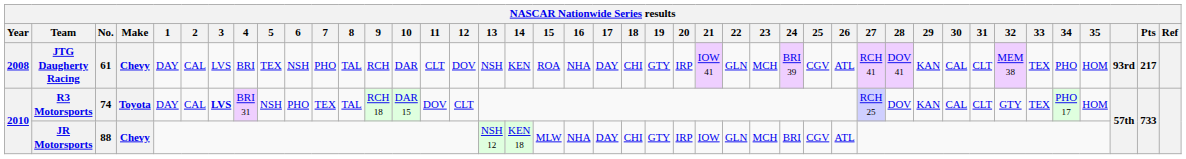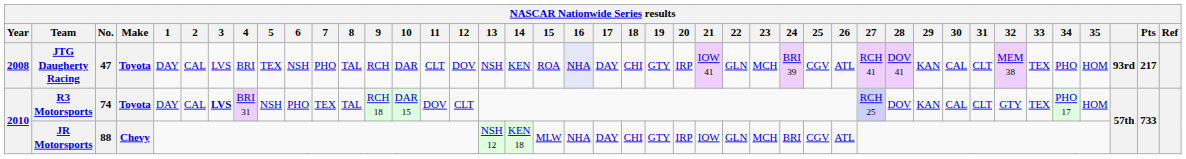(106, 65) 61 -> (106, 65) 47
(135, 65) Chevy -> (135, 65) Toyota
(579, 65) no background -> (579, 65) lavender background
